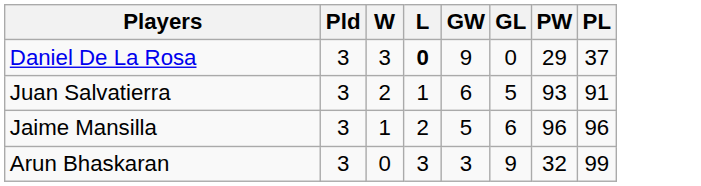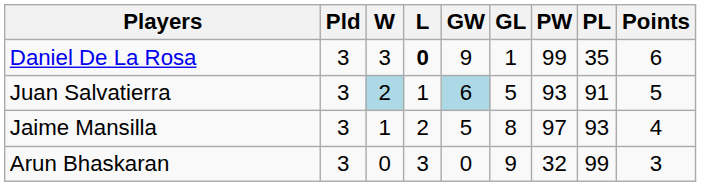+ column: (656, 22)
(511, 57) 0 -> (511, 57) 1
(554, 57) 29 -> (554, 57) 99
(597, 57) 37 -> (597, 57) 35
(385, 92) no background -> (385, 92) lightblue background
(466, 92) no background -> (466, 92) lightblue background
(511, 127) 6 -> (511, 127) 8
(554, 127) 96 -> (554, 127) 97
(597, 127) 96 -> (597, 127) 93
(466, 163) 3 -> (466, 163) 0
